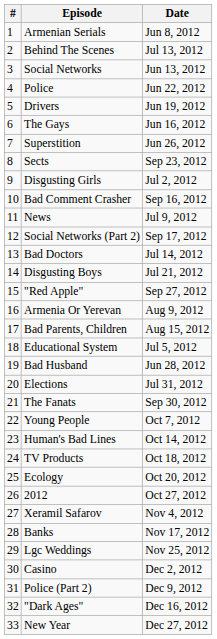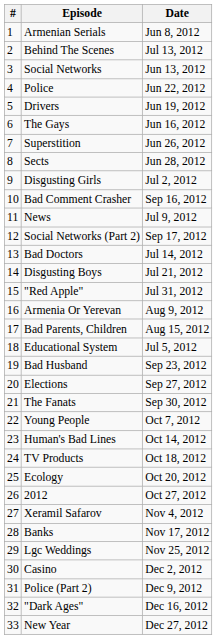(176, 161) Sep 23, 2012 -> (175, 161) Jun 28, 2012
(176, 291) Sep 27, 2012 -> (174, 291) Jul 31, 2012
(175, 365) Jun 28, 2012 -> (176, 365) Sep 23, 2012
(174, 384) Jul 31, 2012 -> (176, 384) Sep 27, 2012
